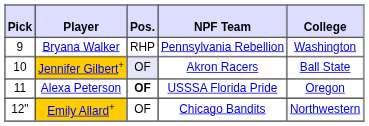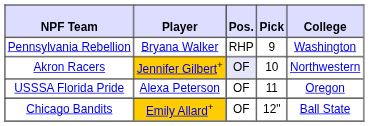columns swapped: (20, 27) <-> (222, 27)
(325, 67) Ball State -> (325, 67) Northwestern
(142, 88) bold -> (241, 88) normal
(325, 109) Northwestern -> (325, 109) Ball State
